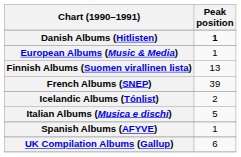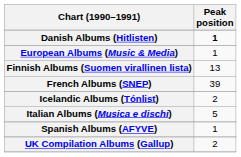(215, 144) 6 -> (215, 144) 2
